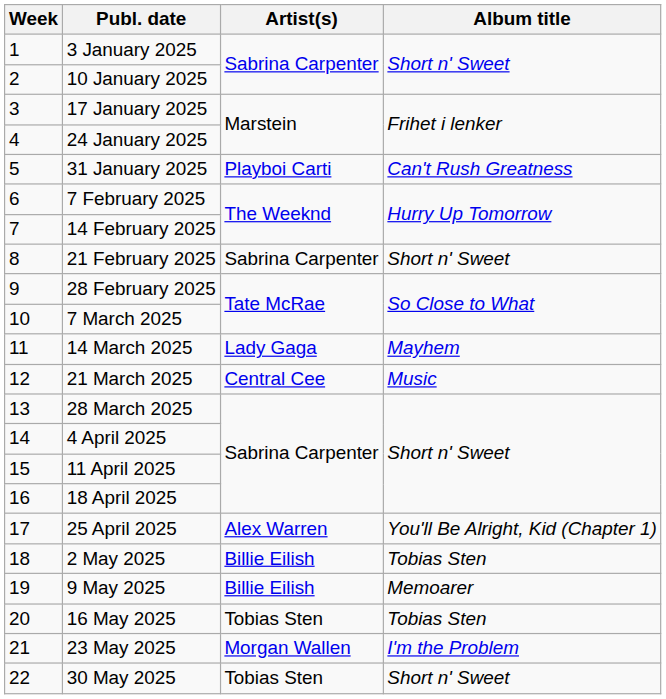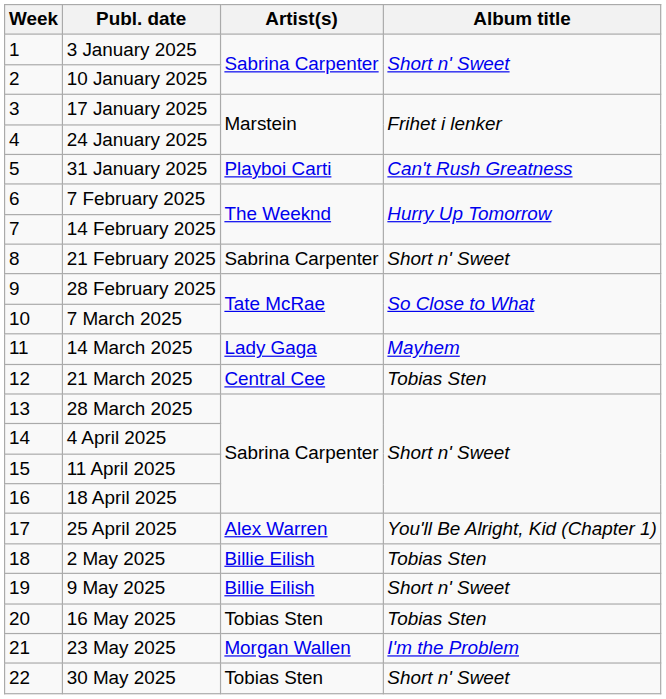(412, 378) Music -> (437, 378) Tobias Sten
(430, 588) Memoarer -> (448, 588) Short n' Sweet
